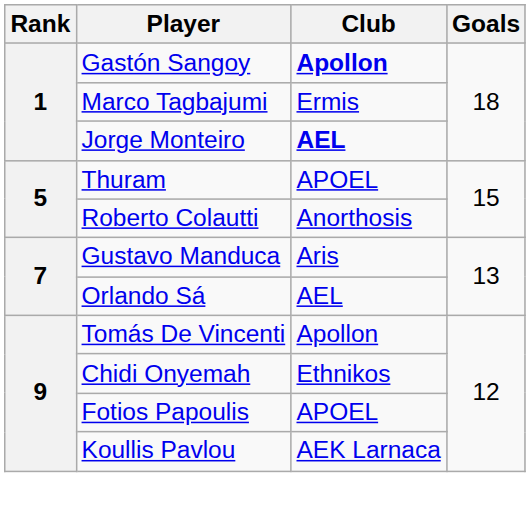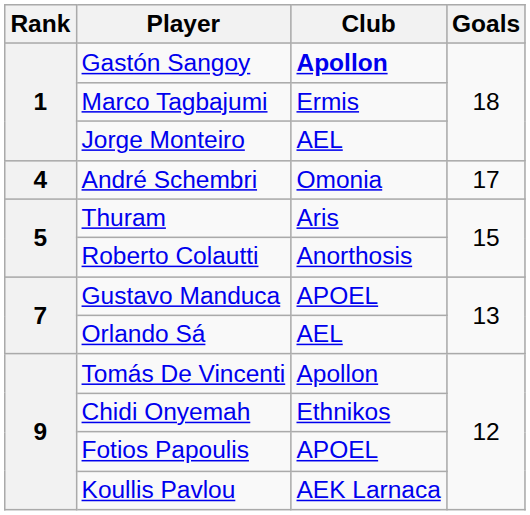(321, 140) bold -> (320, 140) normal
+ row: (169, 179)
(337, 179) APOEL -> (318, 218) Aris
(318, 256) Aris -> (337, 295) APOEL
